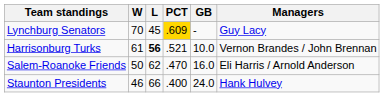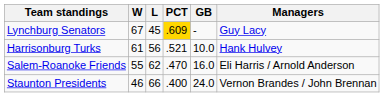(137, 30) 70 -> (137, 30) 67
(155, 48) bold -> (155, 48) normal
(298, 48) Vernon Brandes / John Brennan -> (251, 48) Hank Hulvey
(137, 65) 50 -> (137, 65) 55
(251, 83) Hank Hulvey -> (298, 83) Vernon Brandes / John Brennan
